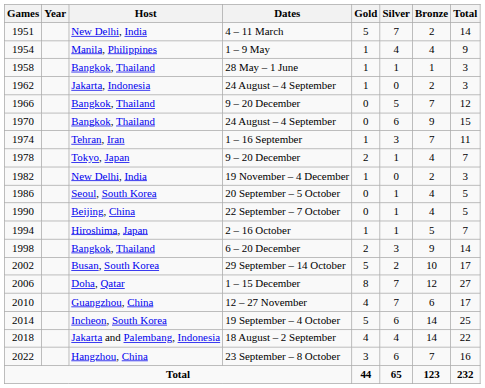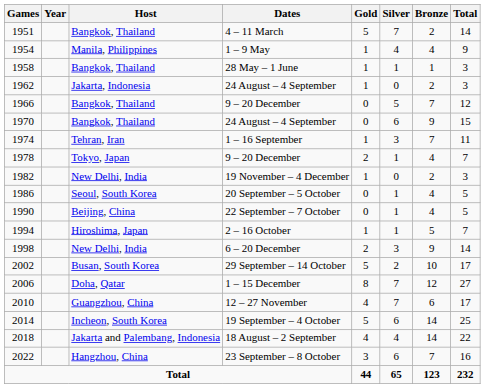(109, 31) New Delhi, India -> (113, 31) Bangkok, Thailand
(113, 248) Bangkok, Thailand -> (109, 248) New Delhi, India
